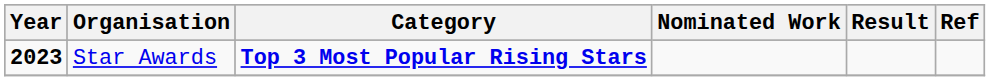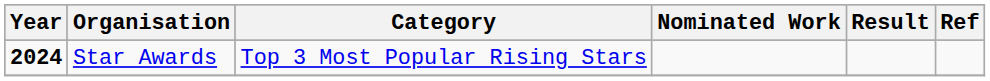(36, 58) 2023 -> (36, 58) 2024
(444, 58) bold -> (444, 58) normal
